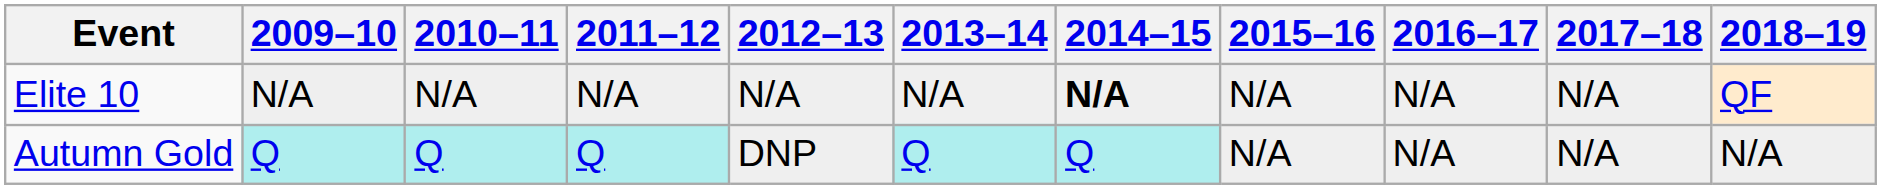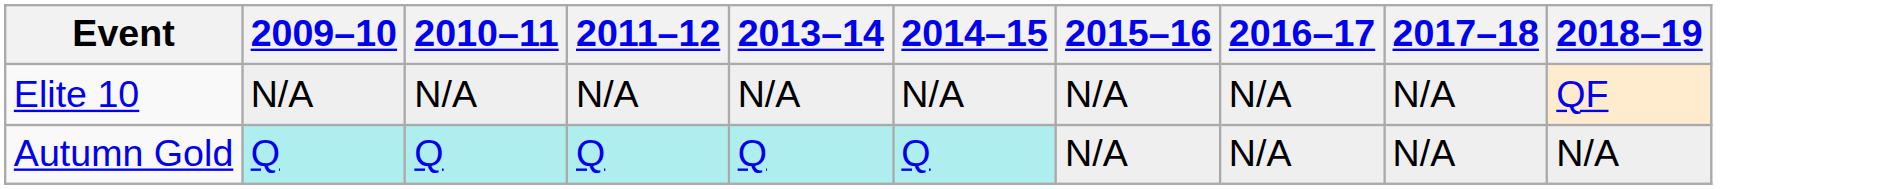- column: (811, 34)
(1097, 93) bold -> (933, 93) normal
